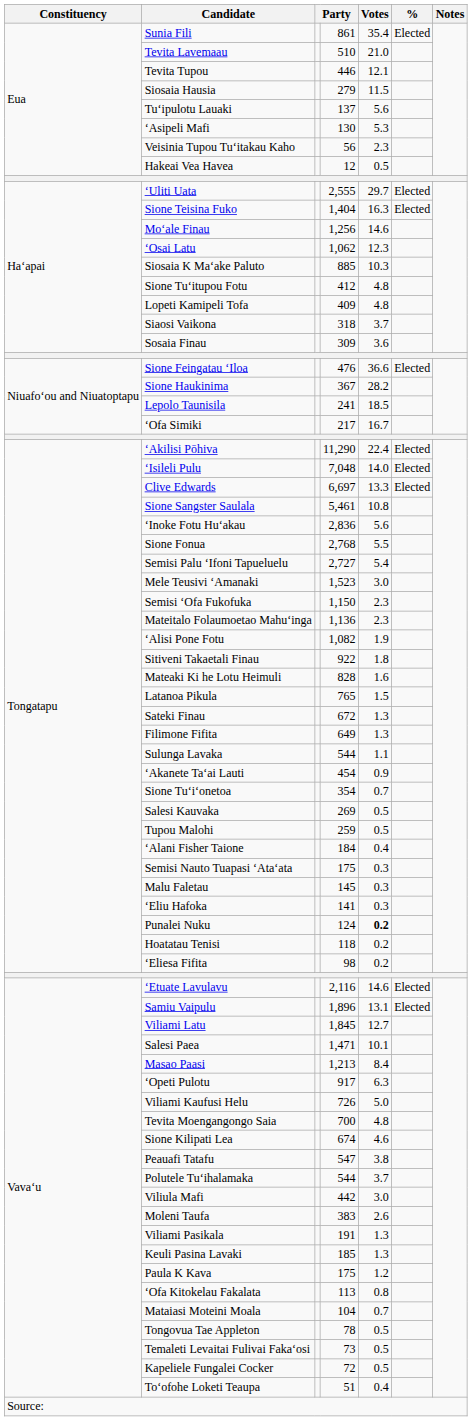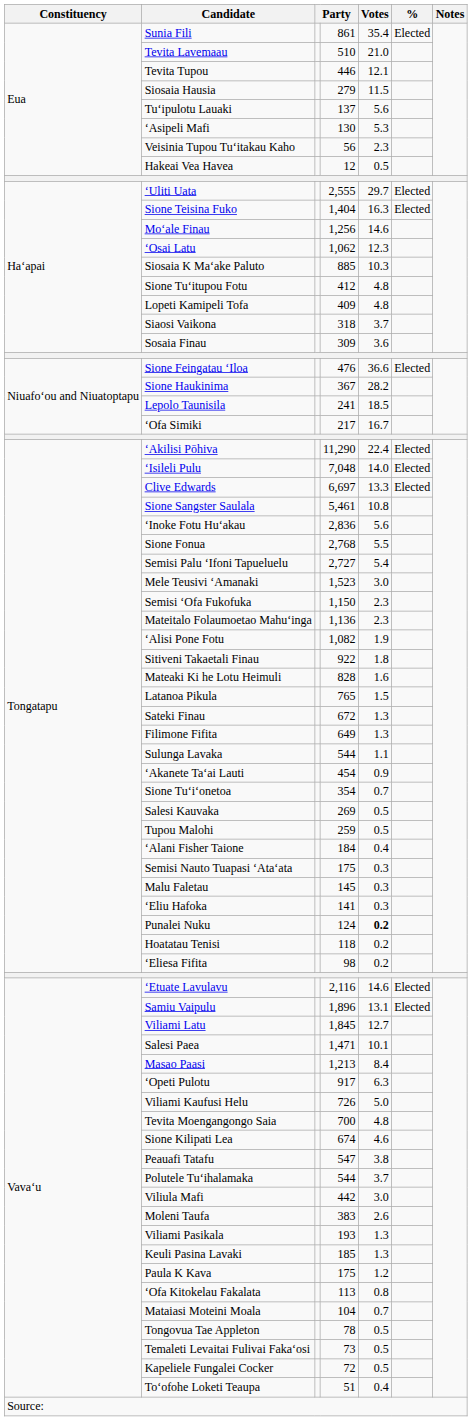(347, 1235) 191 -> (347, 1235) 193
